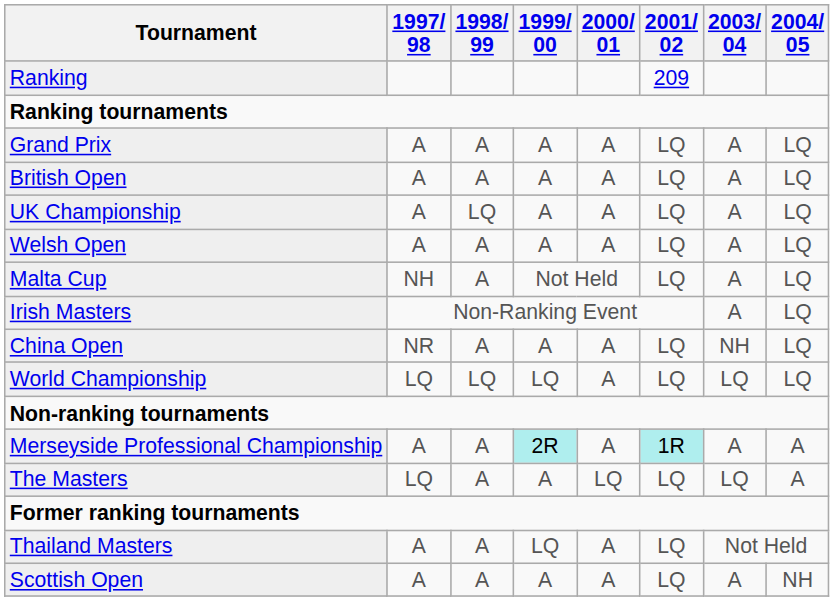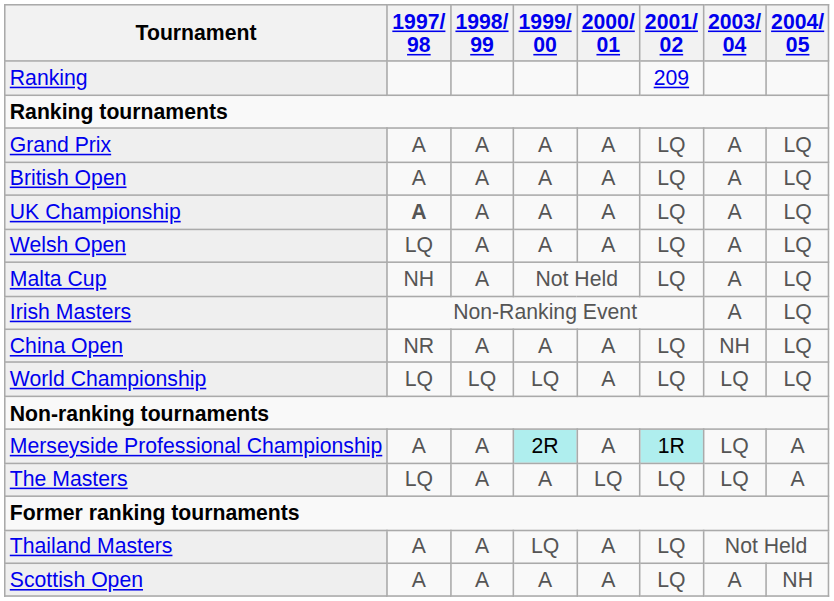(419, 212) normal -> (419, 212) bold
(482, 212) LQ -> (482, 212) A
(419, 245) A -> (419, 245) LQ
(735, 446) A -> (735, 446) LQ
